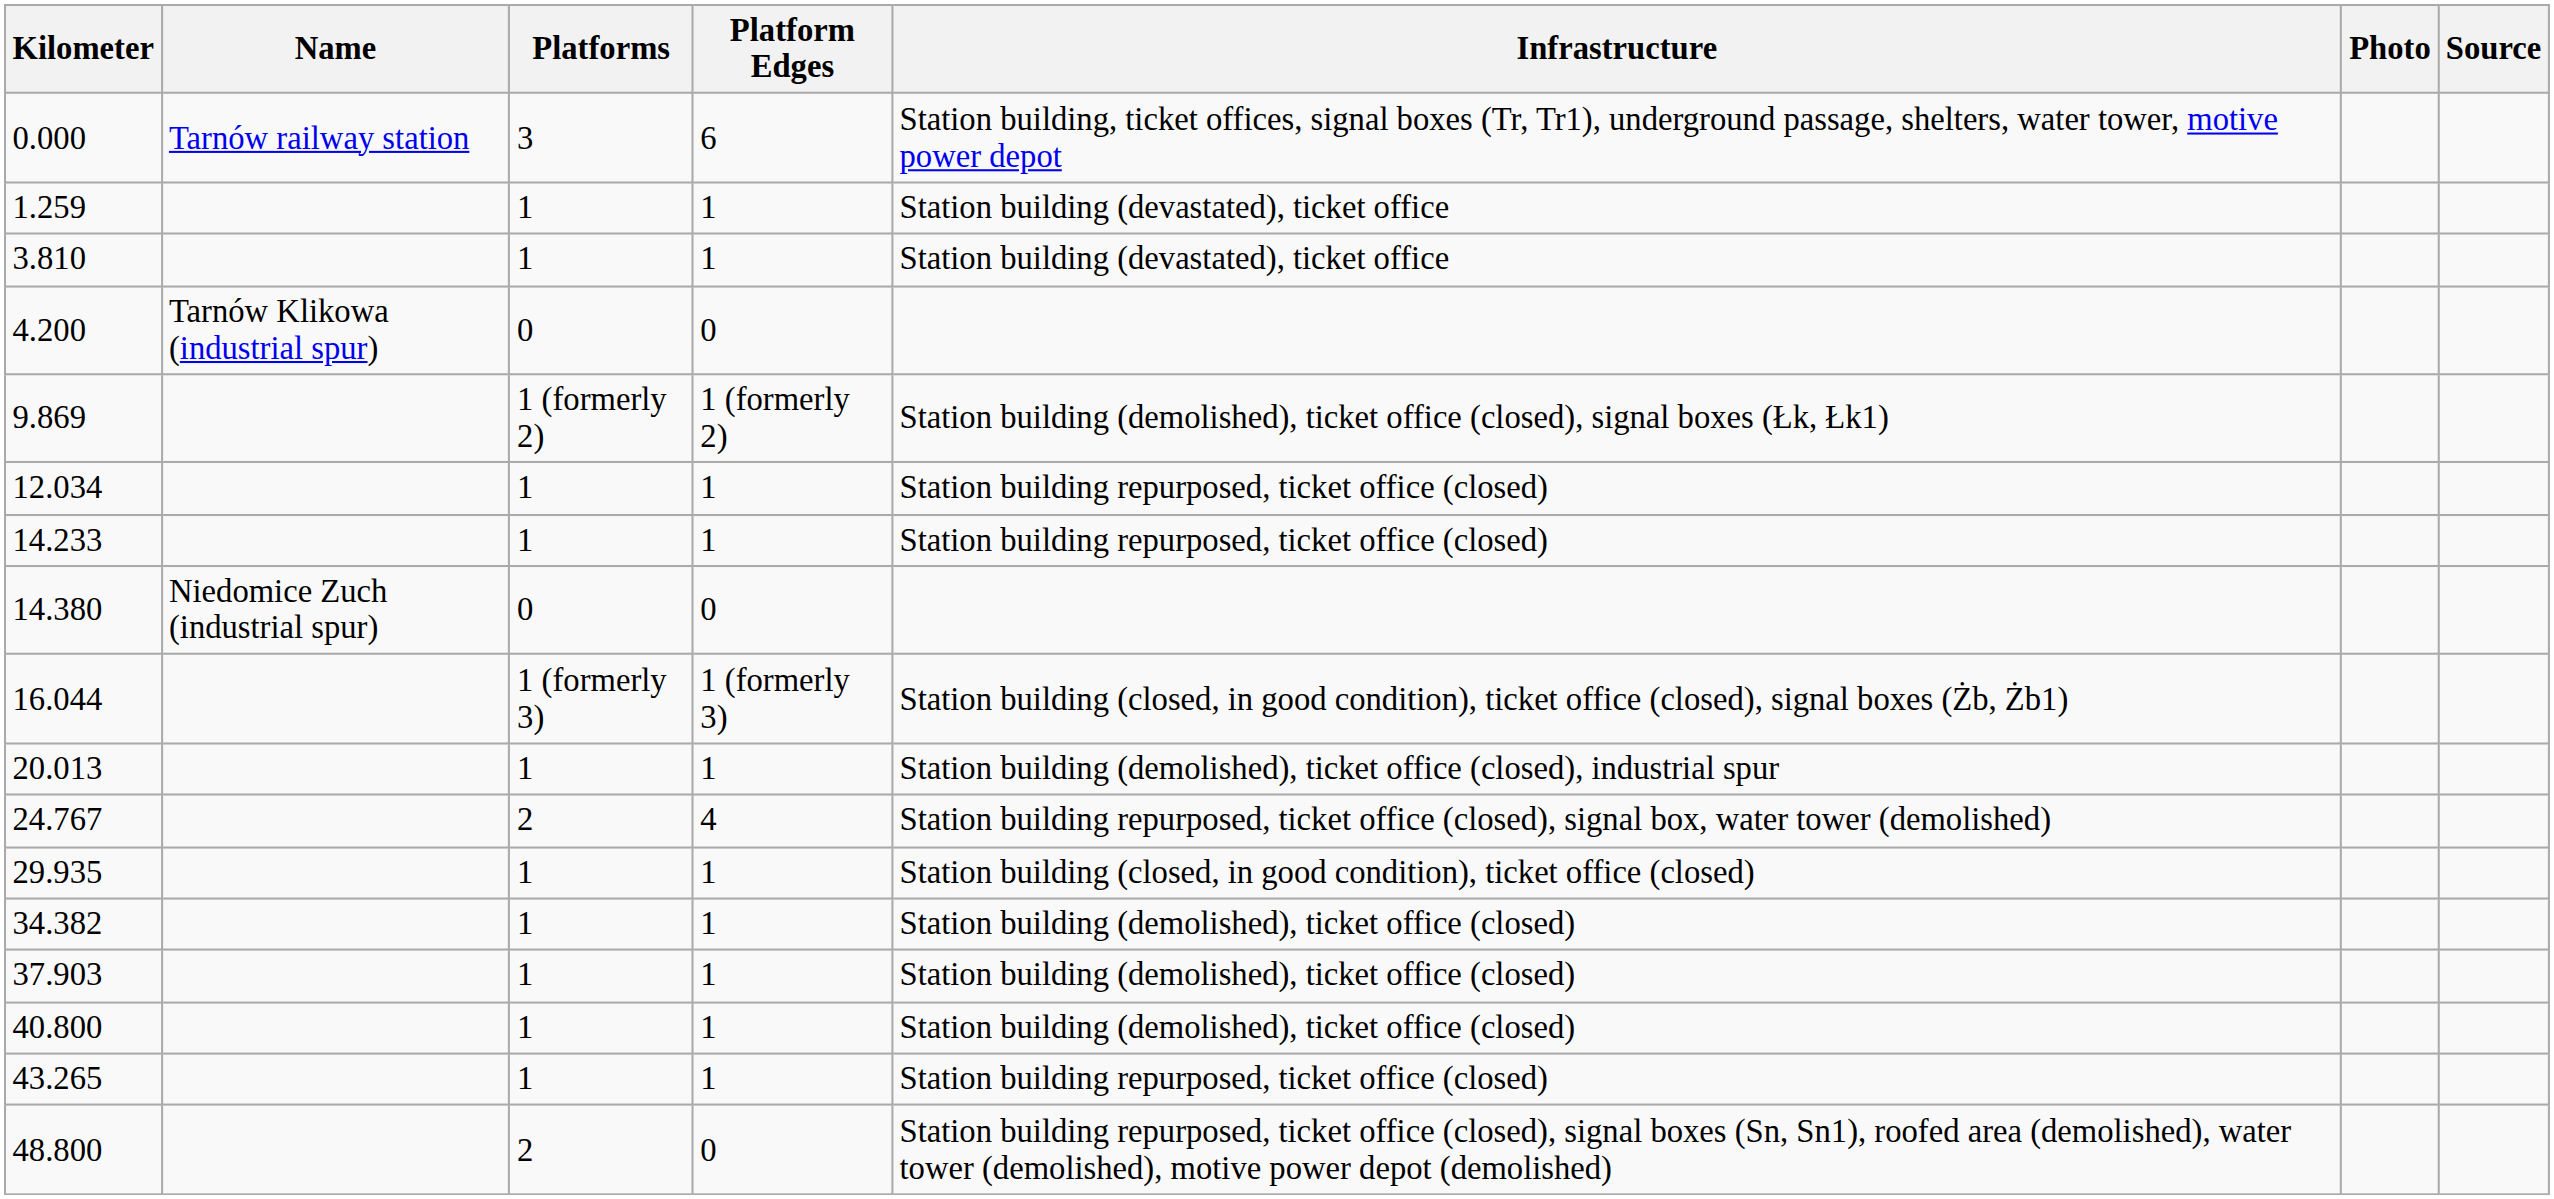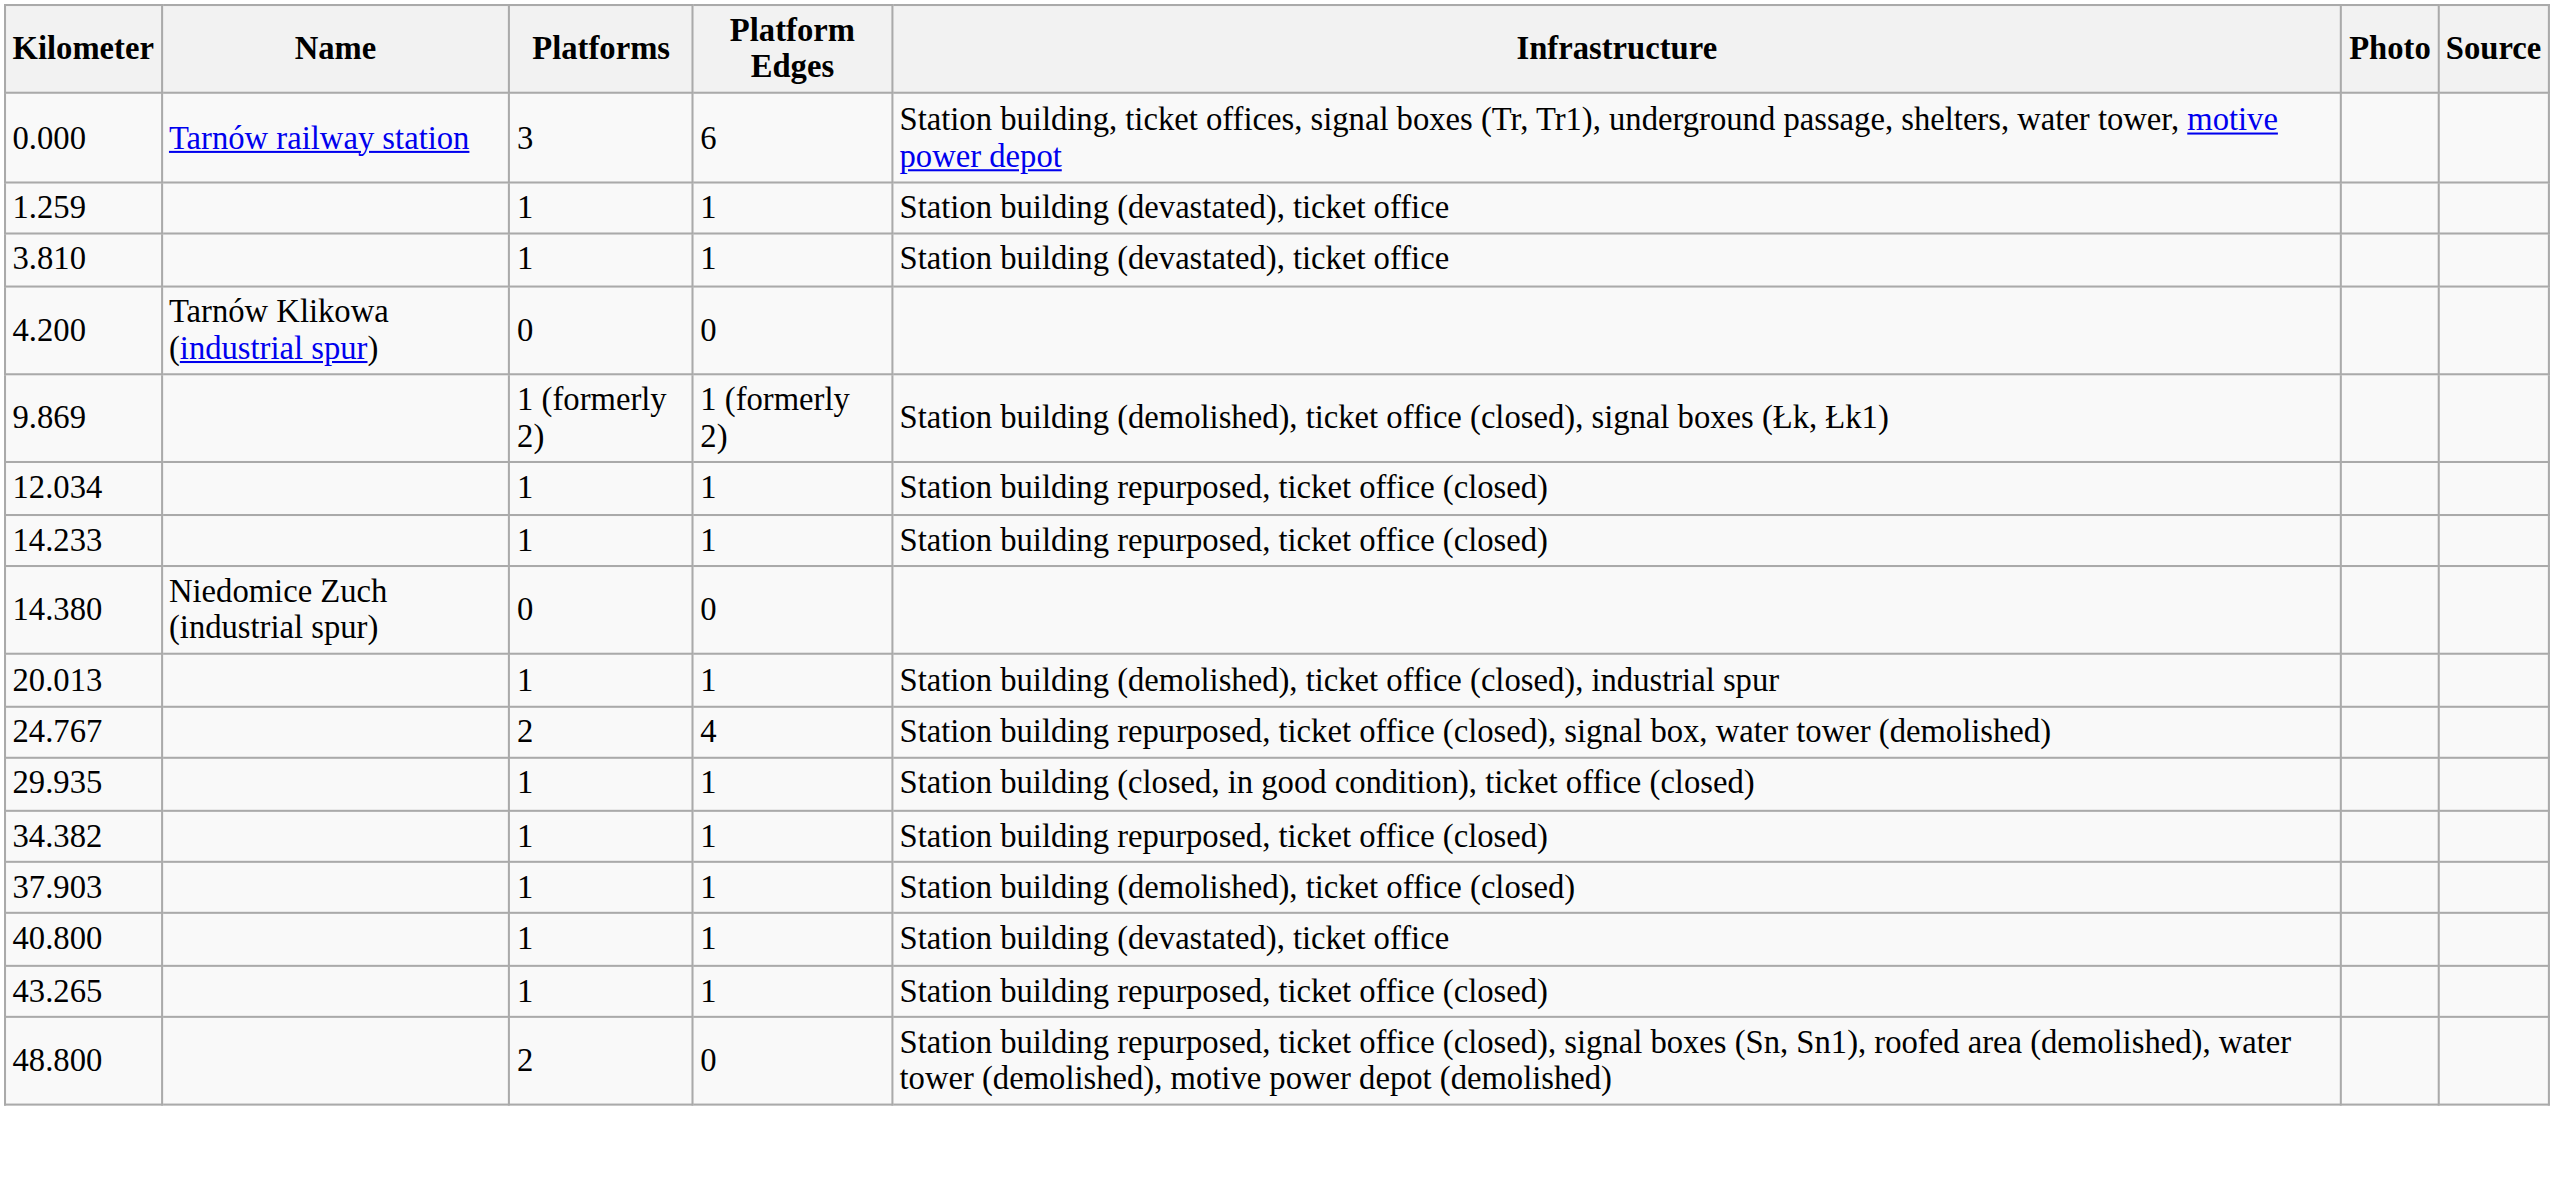- row: (57, 698)
(1237, 923) Station building (demolished), ticket office (closed) -> (1224, 835) Station building repurposed, ticket office (closed)
(1237, 1027) Station building (demolished), ticket office (closed) -> (1174, 938) Station building (devastated), ticket office
